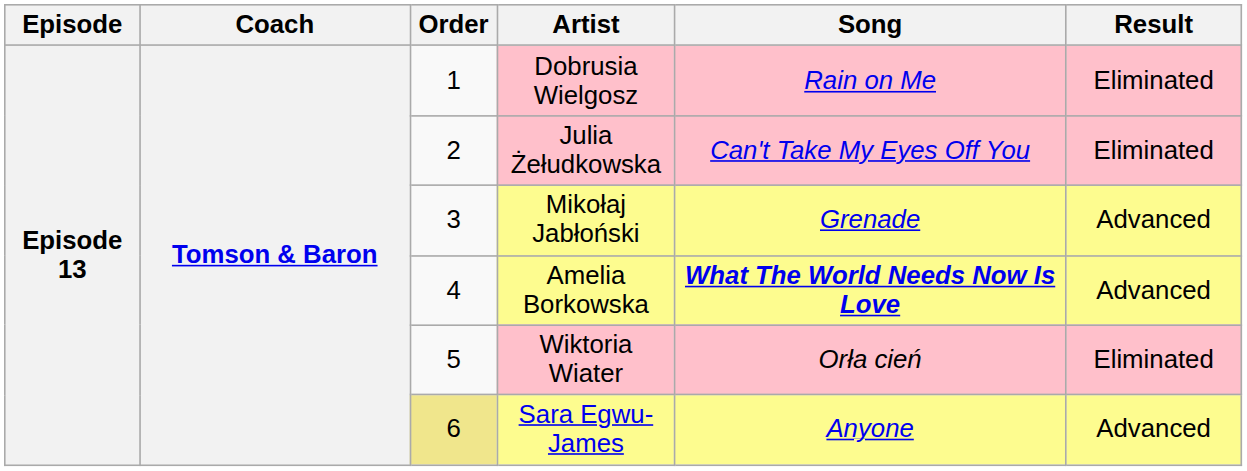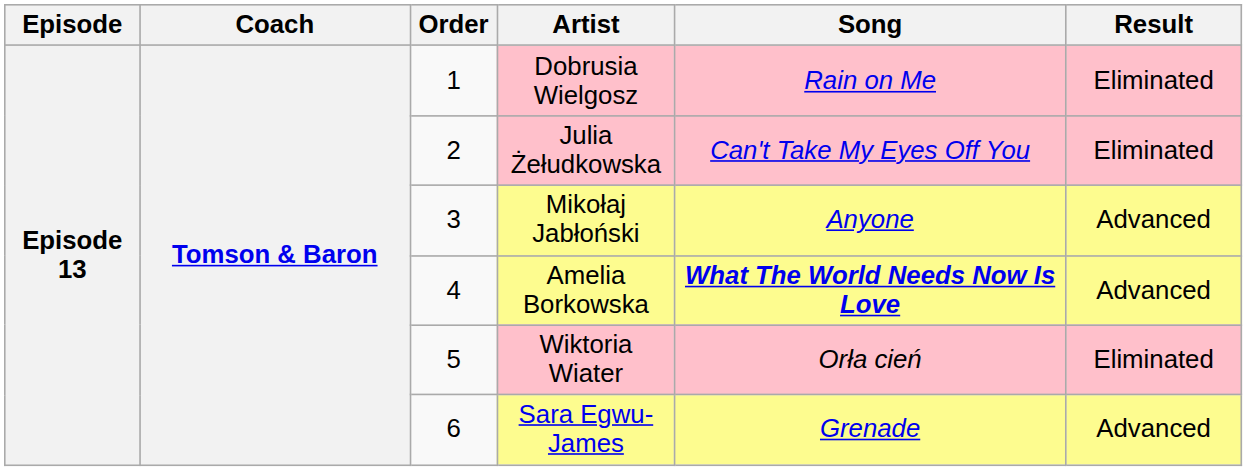(870, 219) Grenade -> (870, 219) Anyone
(454, 429) khaki background -> (454, 429) no background
(870, 429) Anyone -> (870, 429) Grenade
